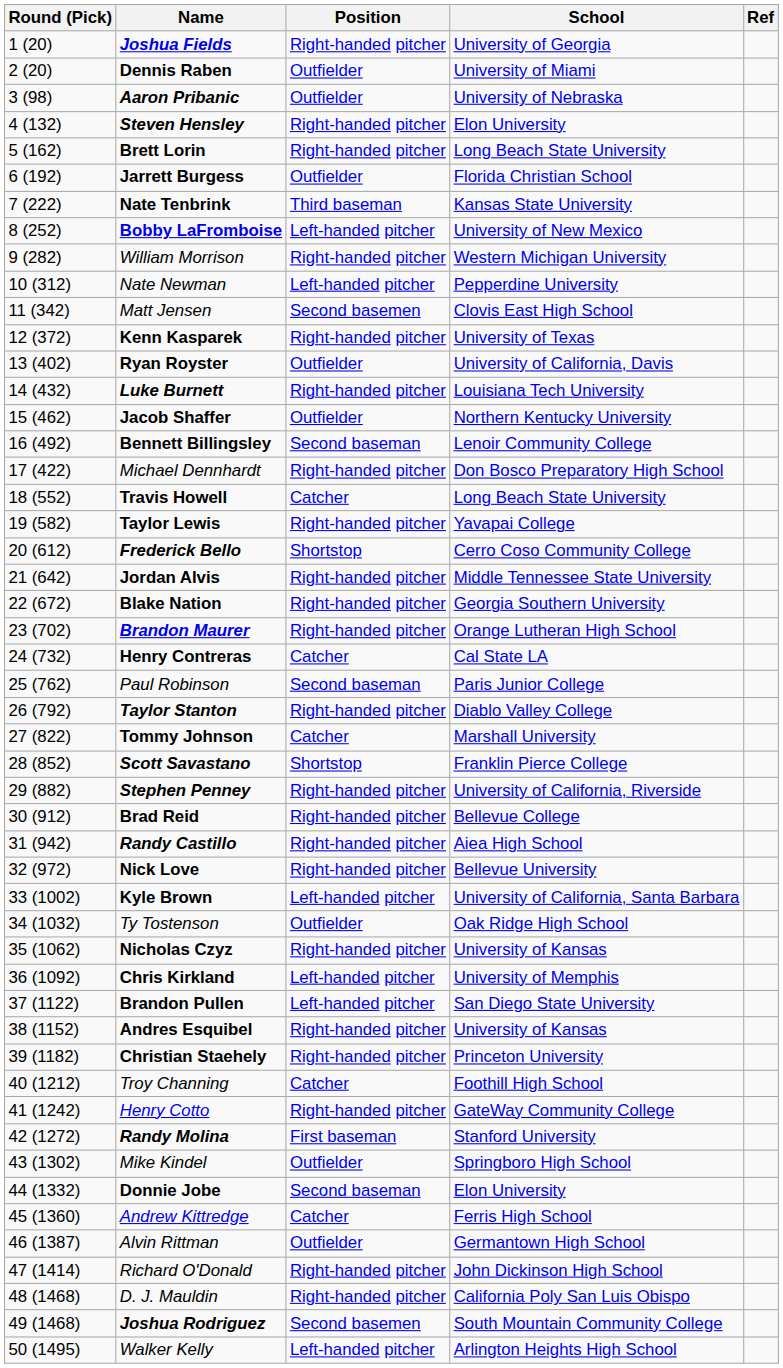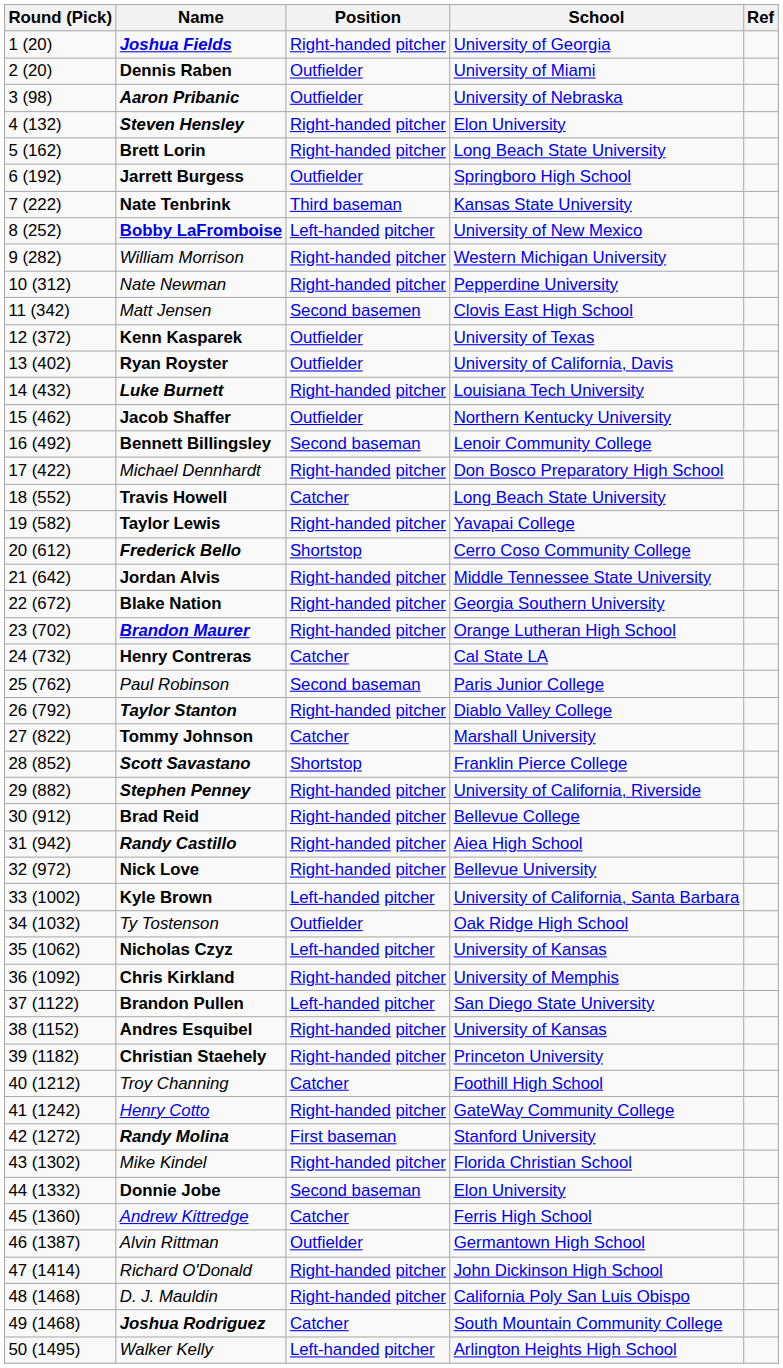(543, 177) Florida Christian School -> (542, 177) Springboro High School
(362, 284) Left-handed pitcher -> (368, 284) Right-handed pitcher
(368, 337) Right-handed pitcher -> (326, 337) Outfielder
(368, 950) Right-handed pitcher -> (362, 950) Left-handed pitcher
(362, 976) Left-handed pitcher -> (368, 976) Right-handed pitcher
(326, 1163) Outfielder -> (368, 1163) Right-handed pitcher
(542, 1163) Springboro High School -> (543, 1163) Florida Christian School
(355, 1323) Second basemen -> (319, 1323) Catcher
